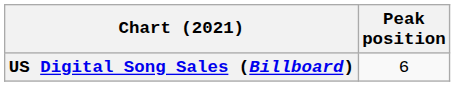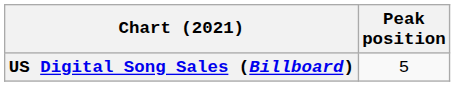(404, 67) 6 -> (404, 67) 5
